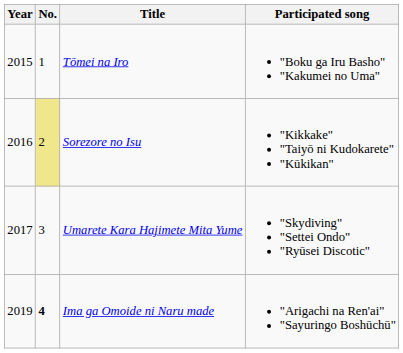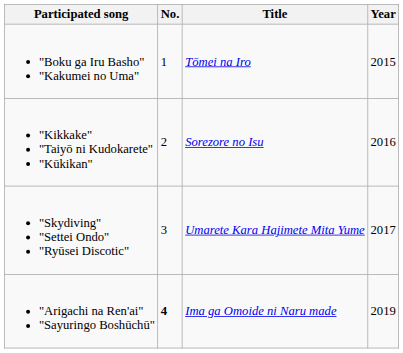columns swapped: (20, 14) <-> (322, 14)
(42, 142) khaki background -> (164, 142) no background
